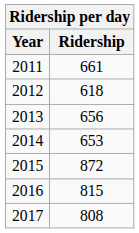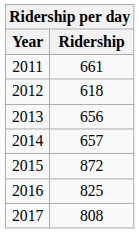(92, 141) 653 -> (92, 141) 657
(92, 191) 815 -> (92, 191) 825
